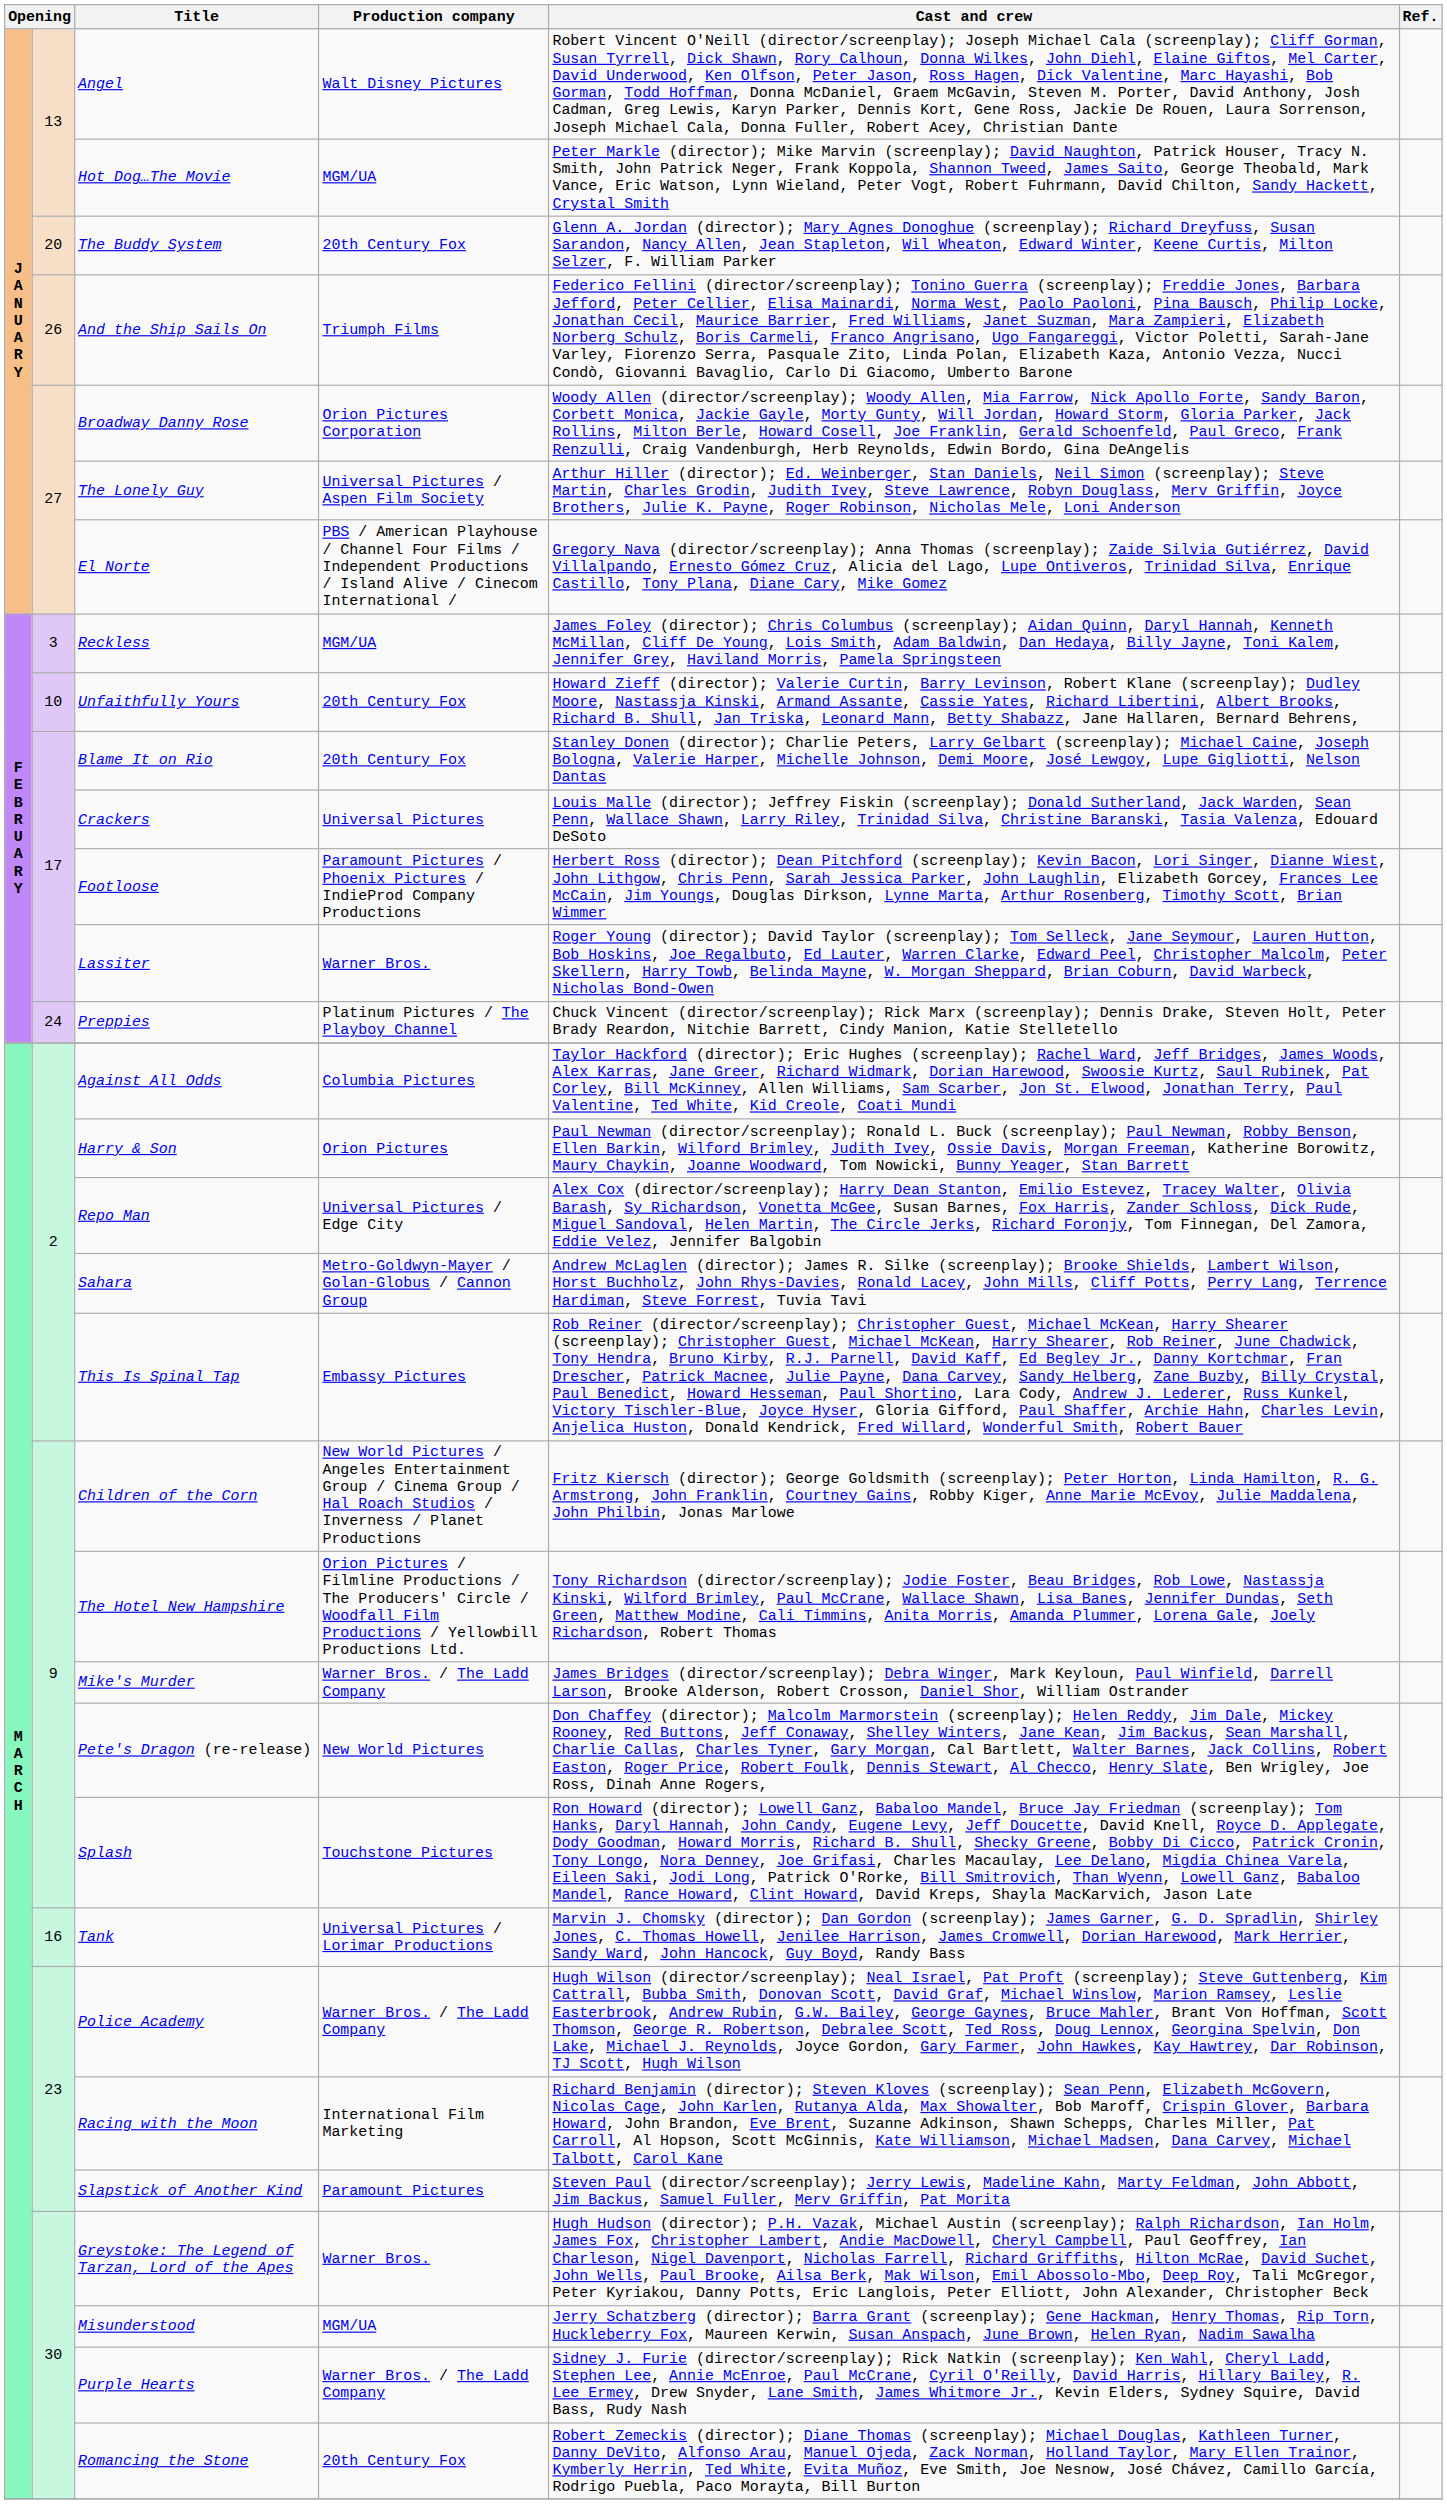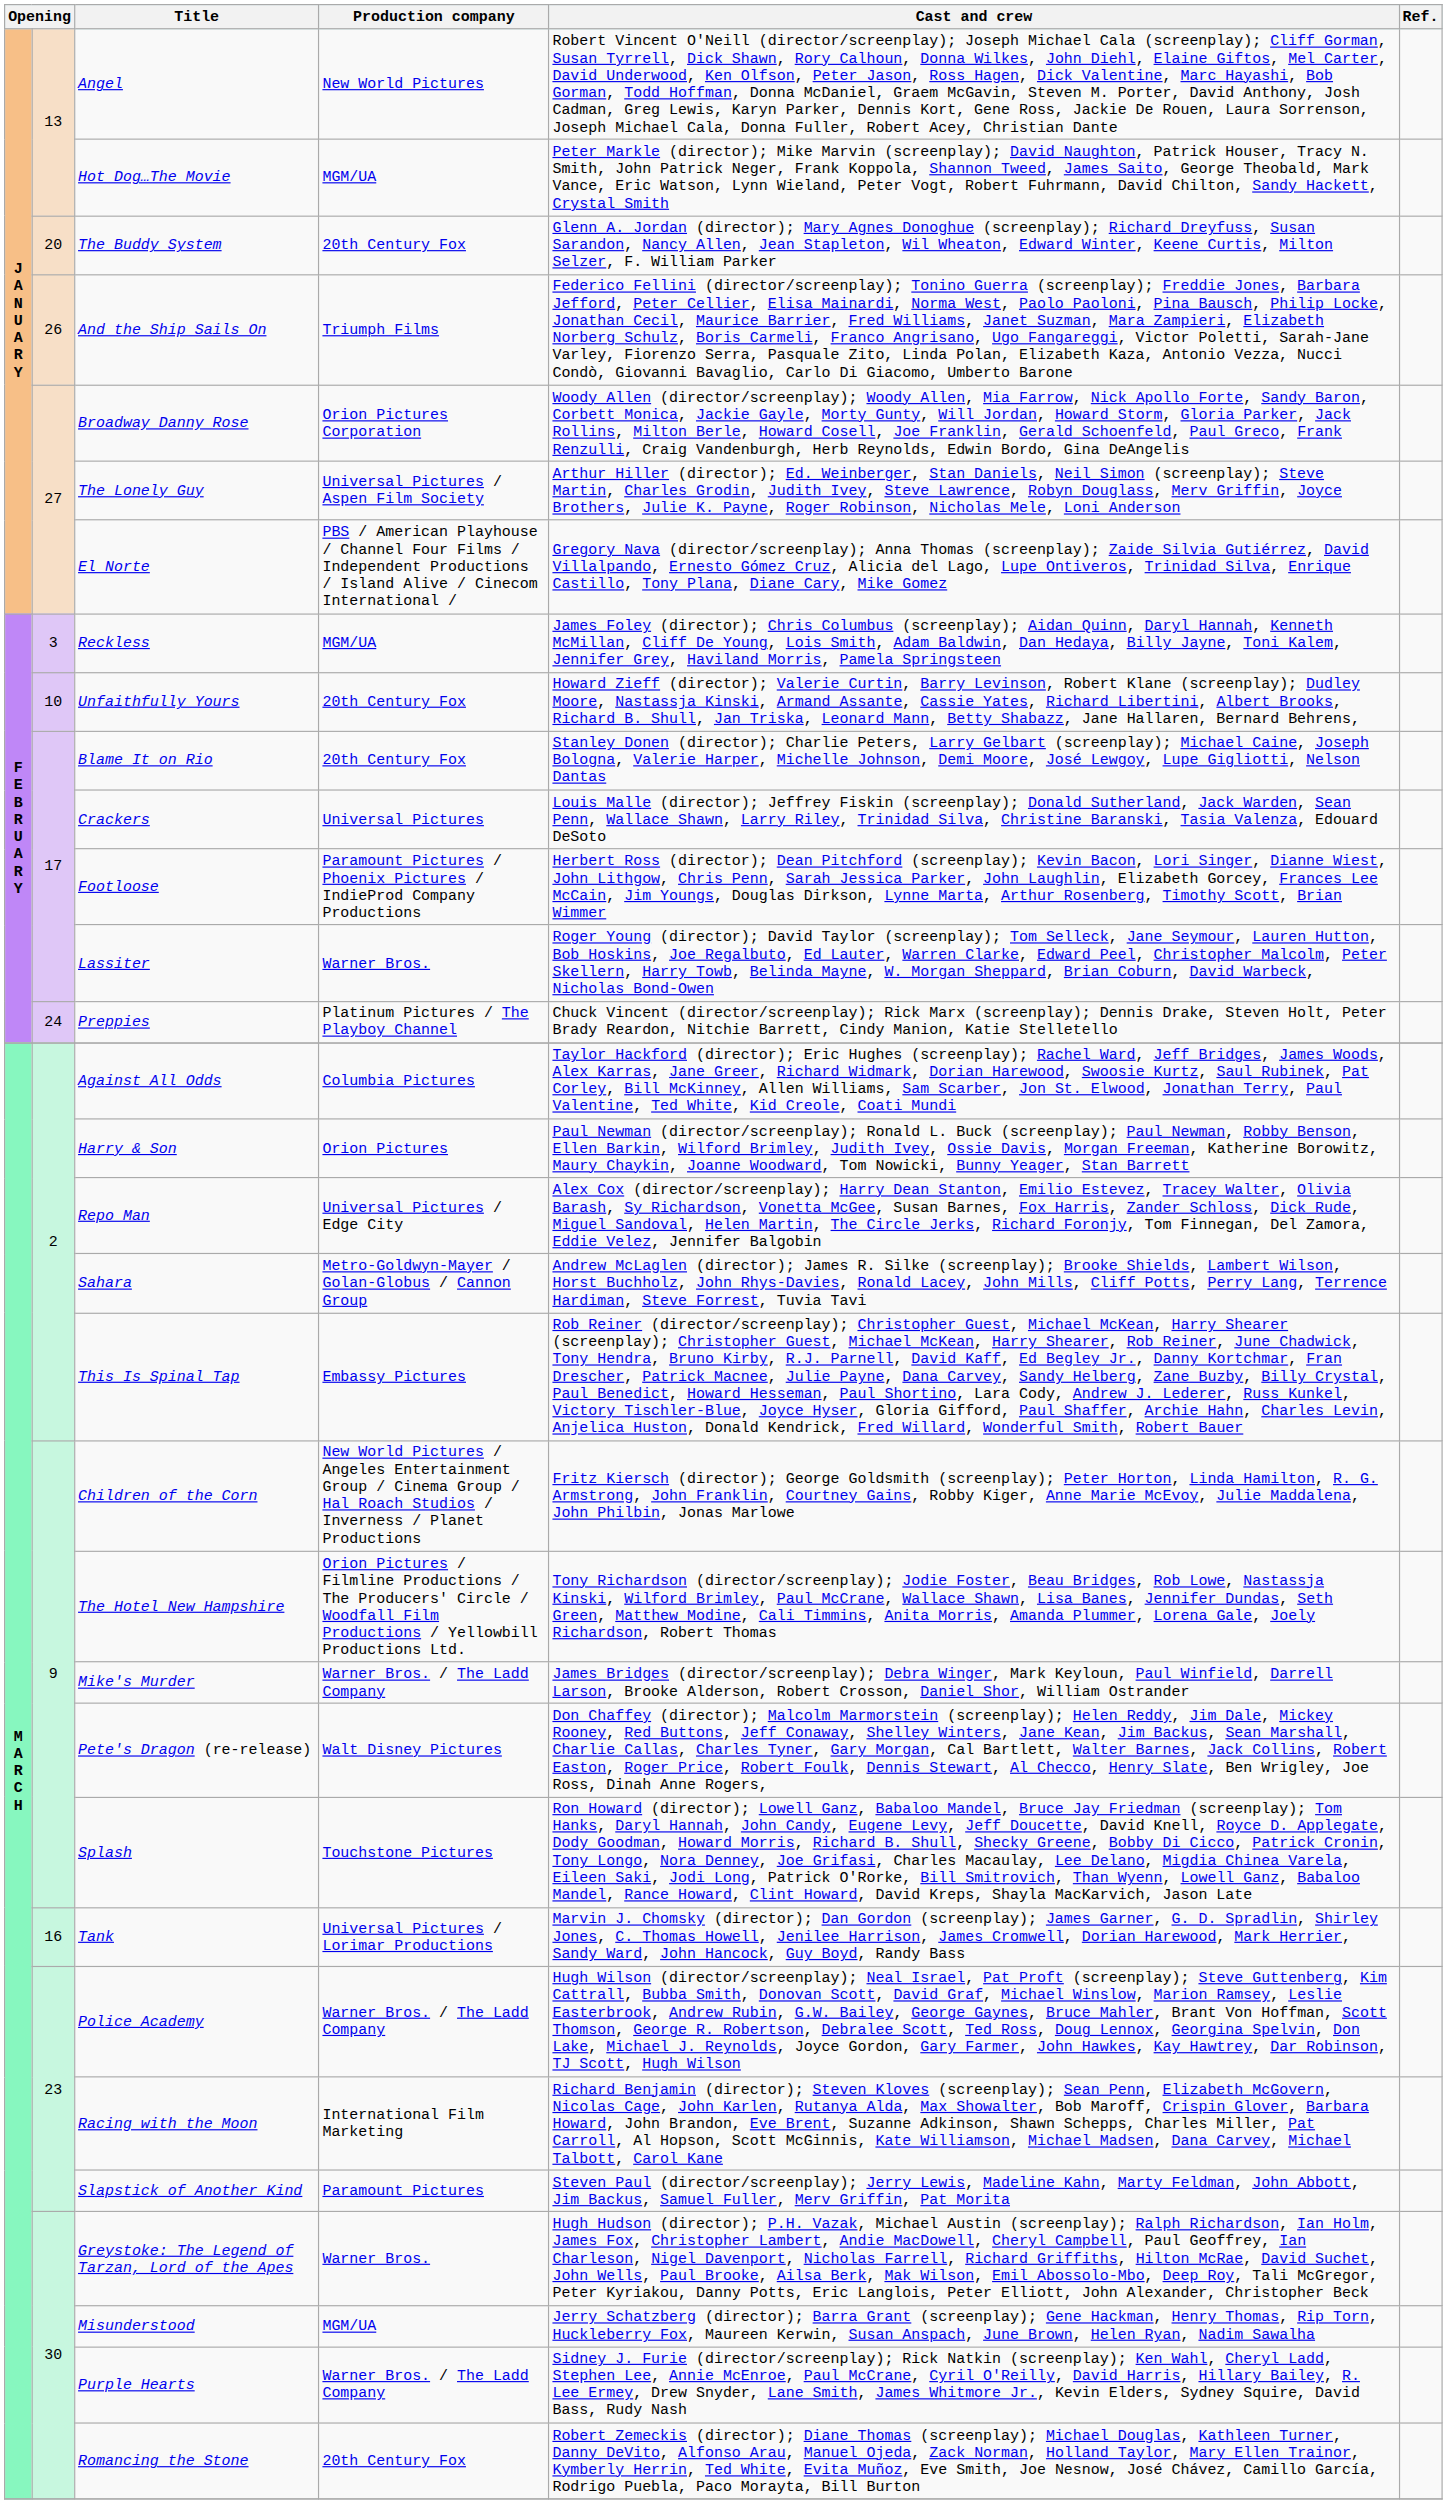(412, 84) Walt Disney Pictures -> (403, 84) New World Pictures
(403, 1750) New World Pictures -> (412, 1750) Walt Disney Pictures
